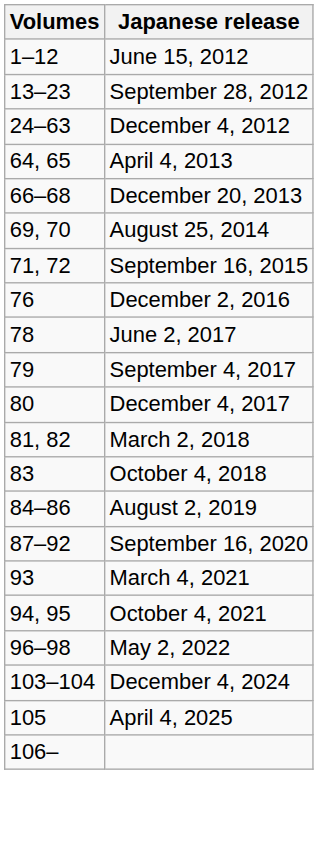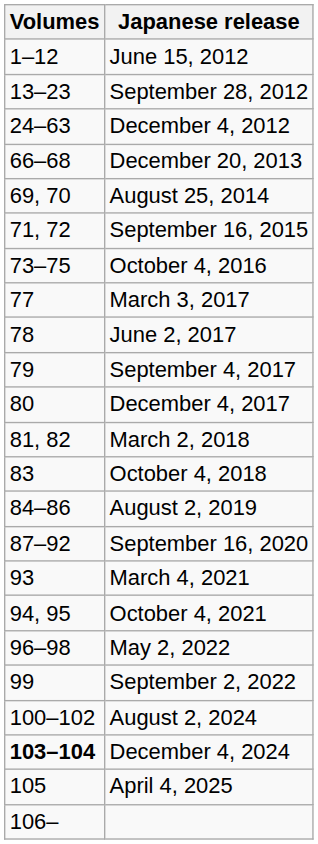- row: (171, 160)
+ row: (188, 265)
- row: (200, 299)
+ row: (180, 299)
+ row: (203, 682)
+ row: (183, 717)
(52, 682) normal -> (52, 751) bold
